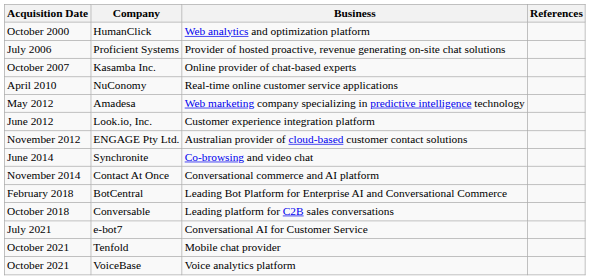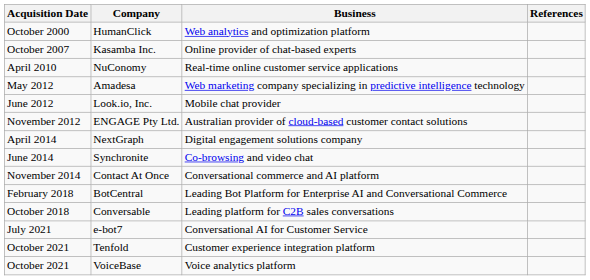- row: (136, 49)
(280, 121) Customer experience integration platform -> (233, 103) Mobile chat provider
+ row: (119, 139)
(233, 247) Mobile chat provider -> (280, 247) Customer experience integration platform
